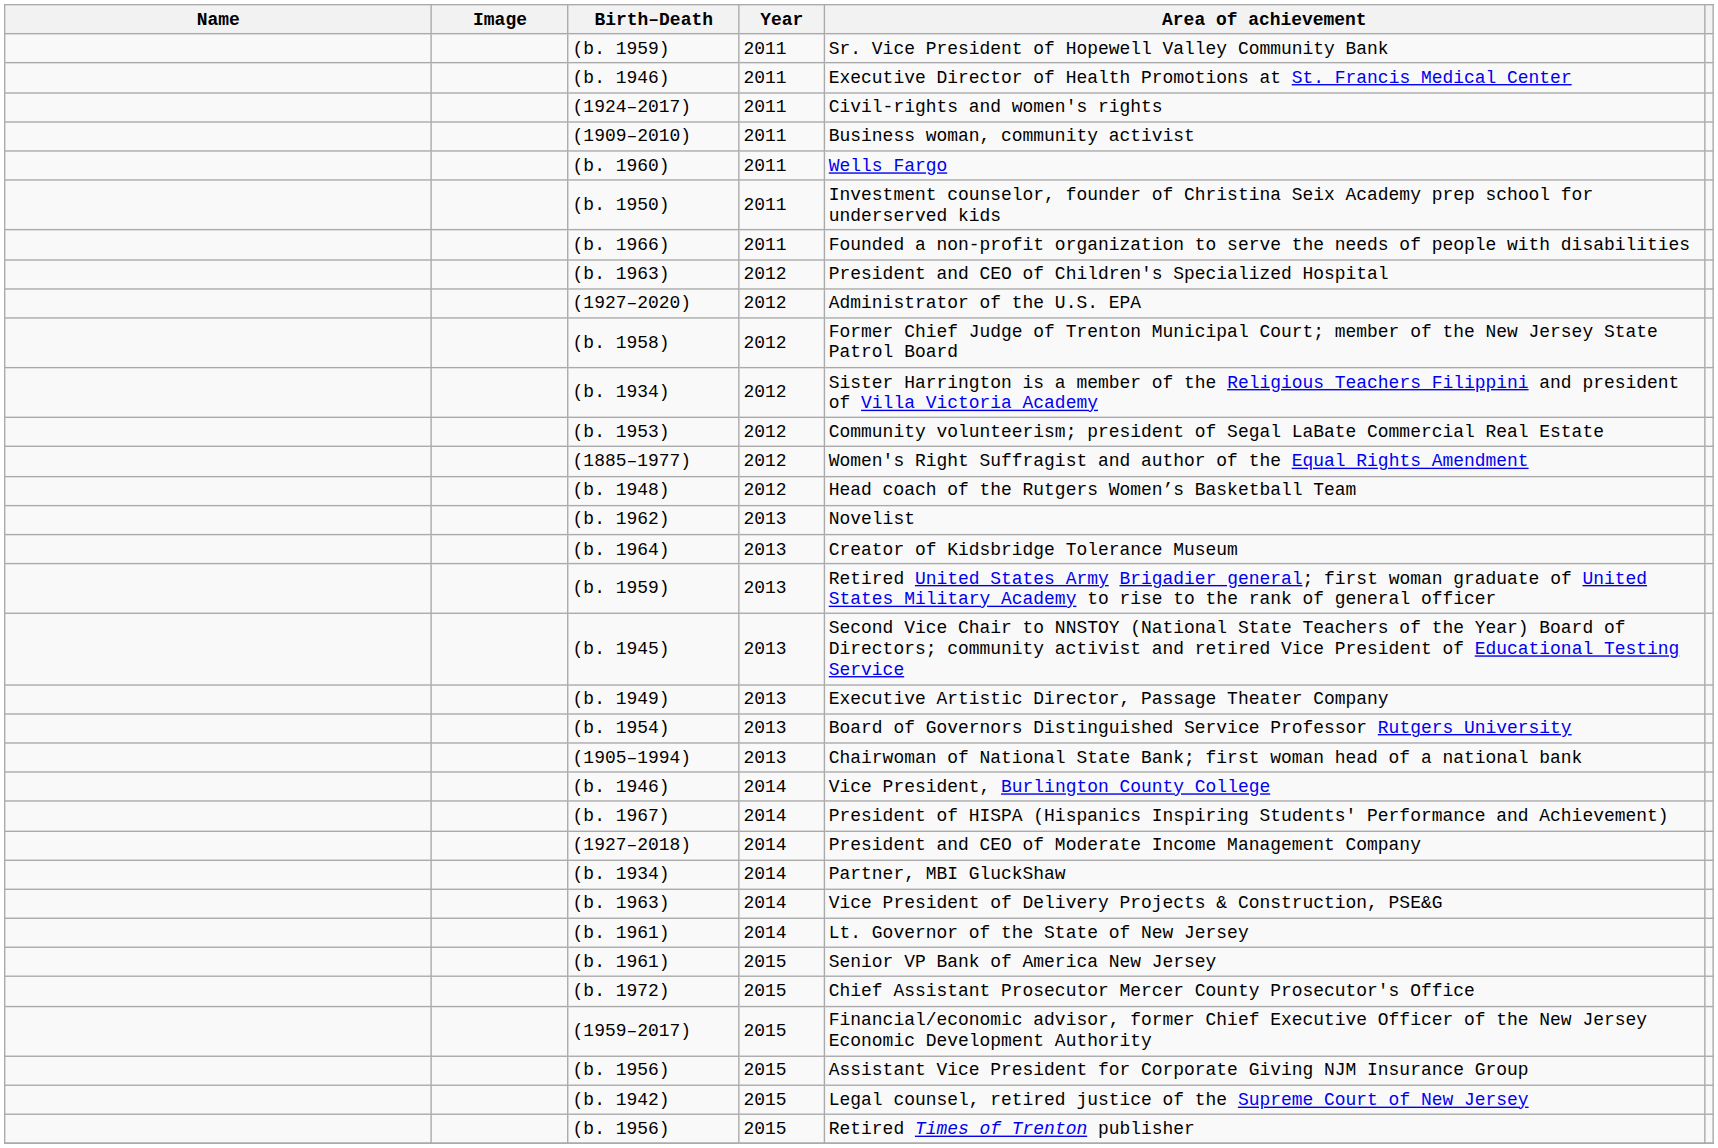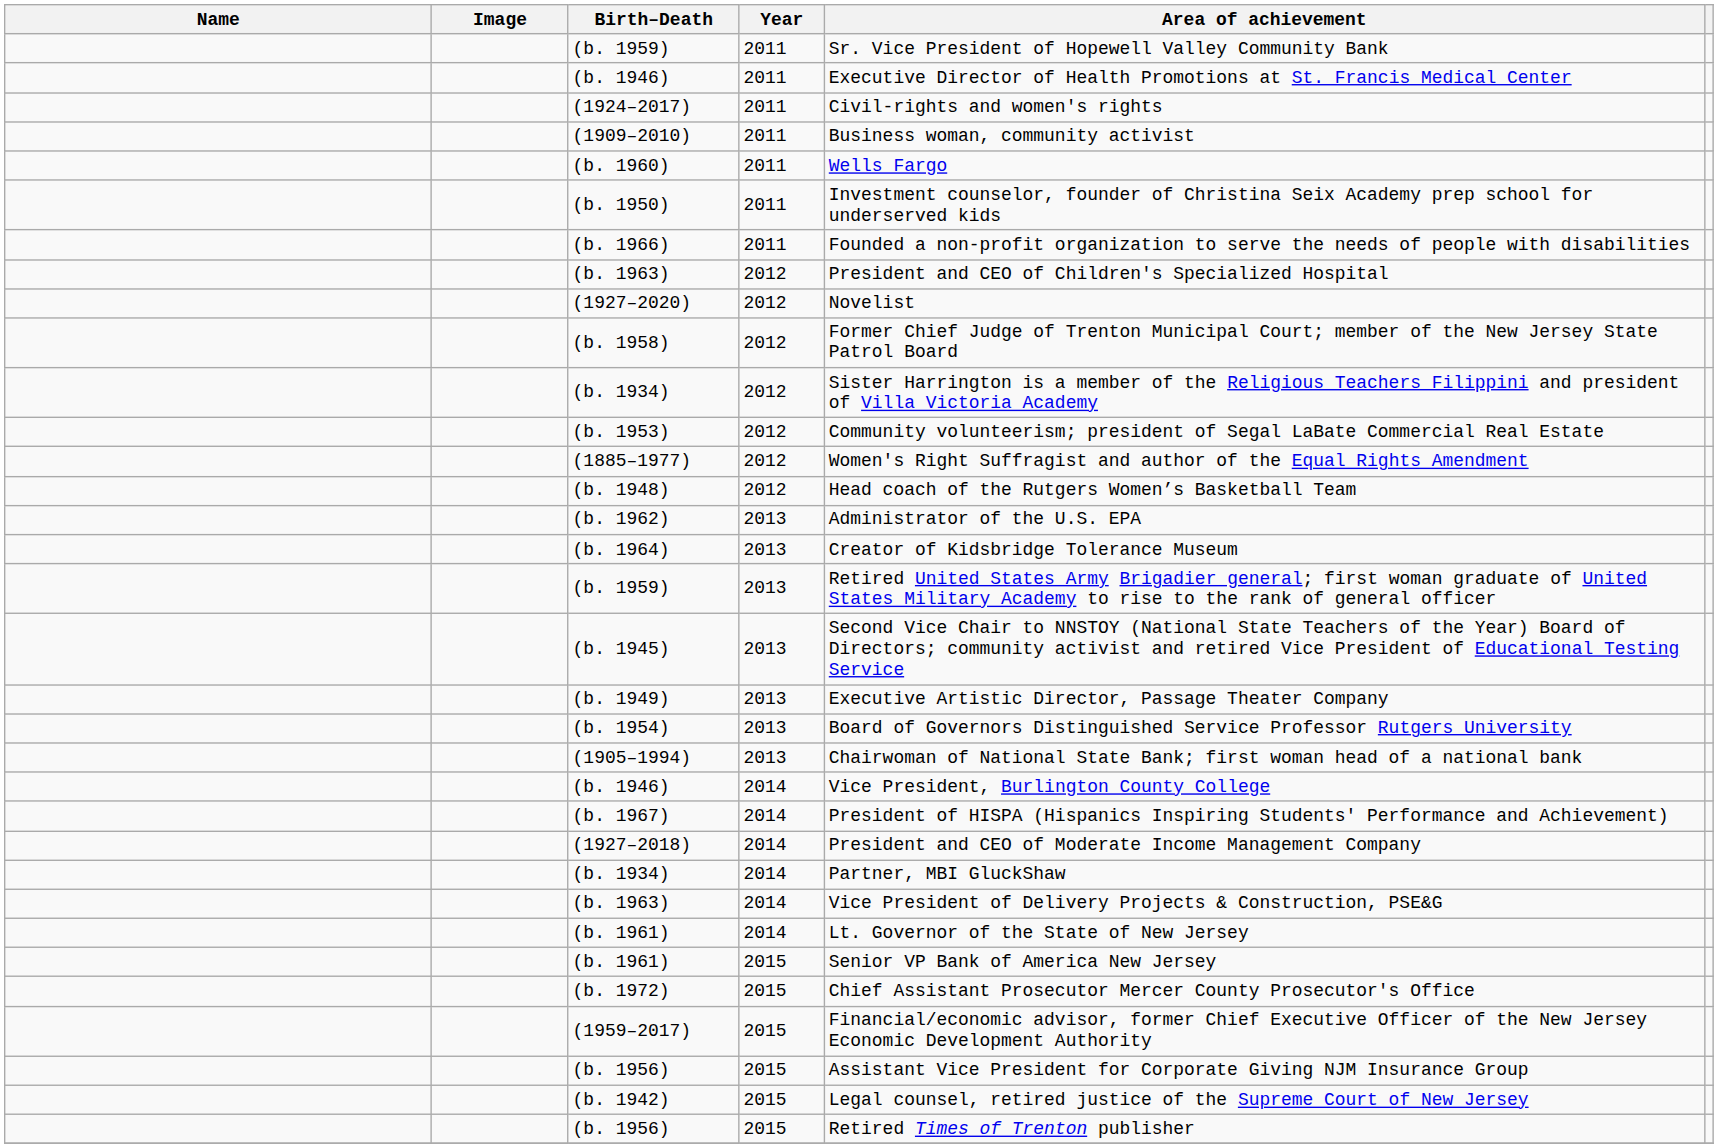(985, 303) Administrator of the U.S. EPA -> (872, 303) Novelist
(872, 520) Novelist -> (985, 520) Administrator of the U.S. EPA
